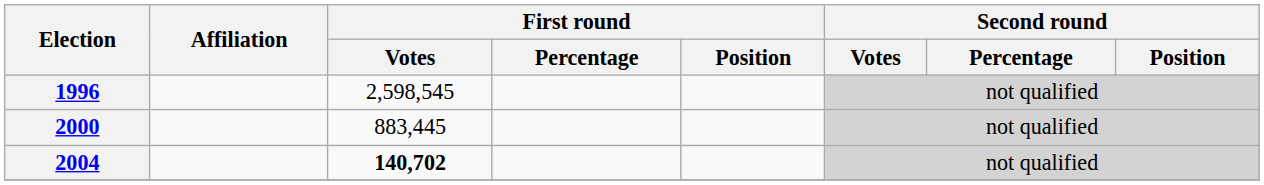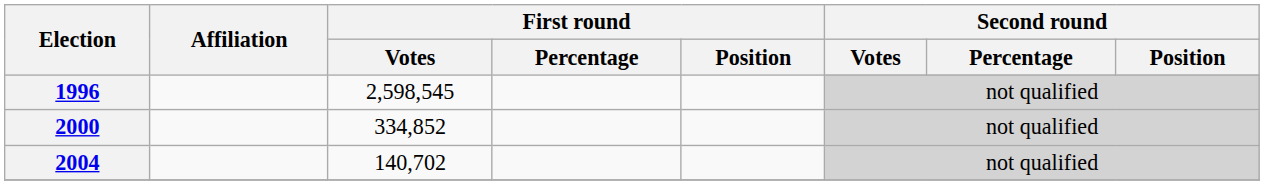(410, 127) 883,445 -> (410, 127) 334,852
(410, 162) bold -> (410, 162) normal
